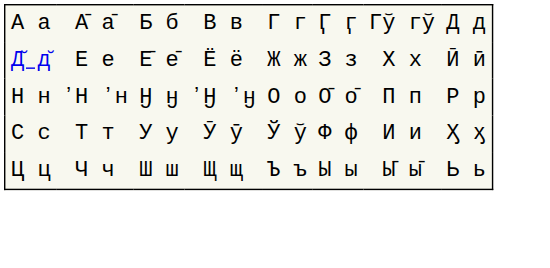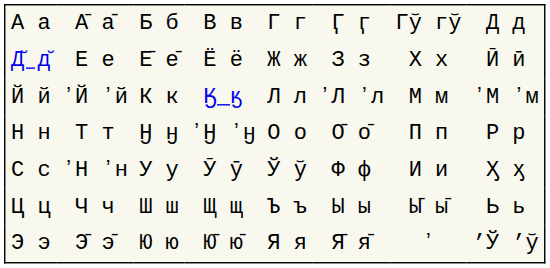+ row: (31, 97)
(95, 97) ʼН ʼн -> (95, 134) Т т
(95, 134) Т т -> (95, 170) ʼН ʼн
+ row: (31, 244)
